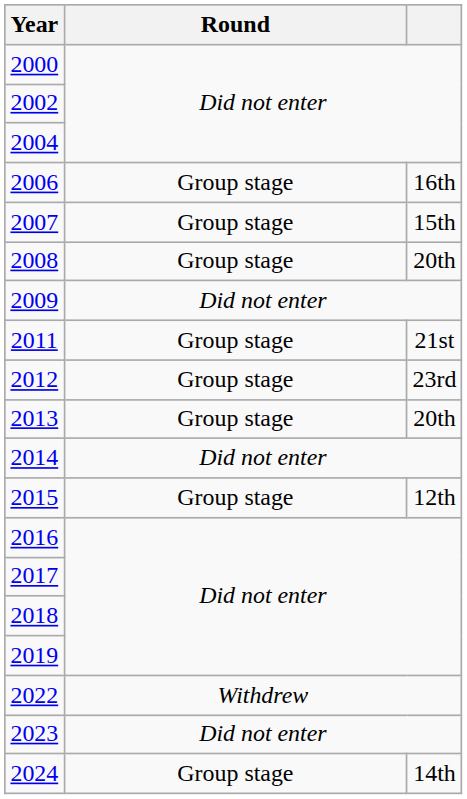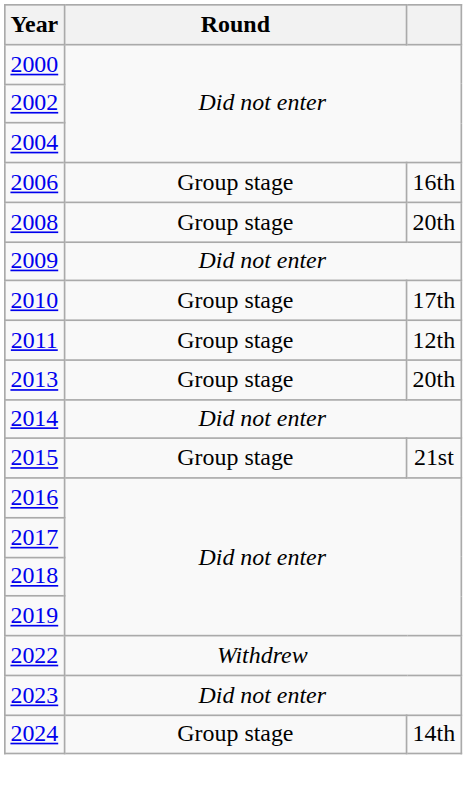- row: (34, 221)
+ row: (34, 300)
(435, 340) 21st -> (434, 340) 12th
- row: (34, 379)
(435, 497) 12th -> (434, 458) 21st
